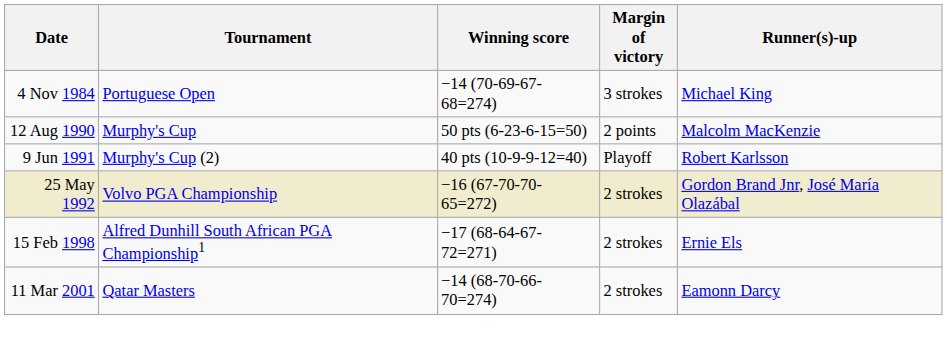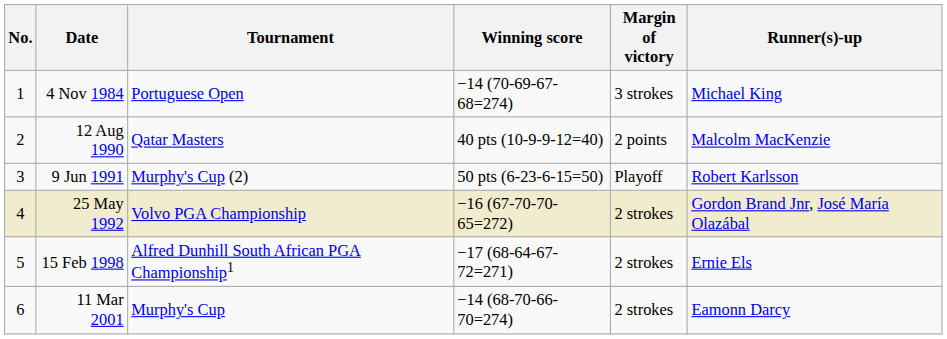+ column: (20, 37)
(149, 130) Murphy's Cup -> (177, 140) Qatar Masters
(514, 130) 50 pts (6-23-6-15=50) -> (530, 140) 40 pts (10-9-9-12=40)
(514, 157) 40 pts (10-9-9-12=40) -> (530, 177) 50 pts (6-23-6-15=50)
(149, 290) Qatar Masters -> (178, 310) Murphy's Cup
